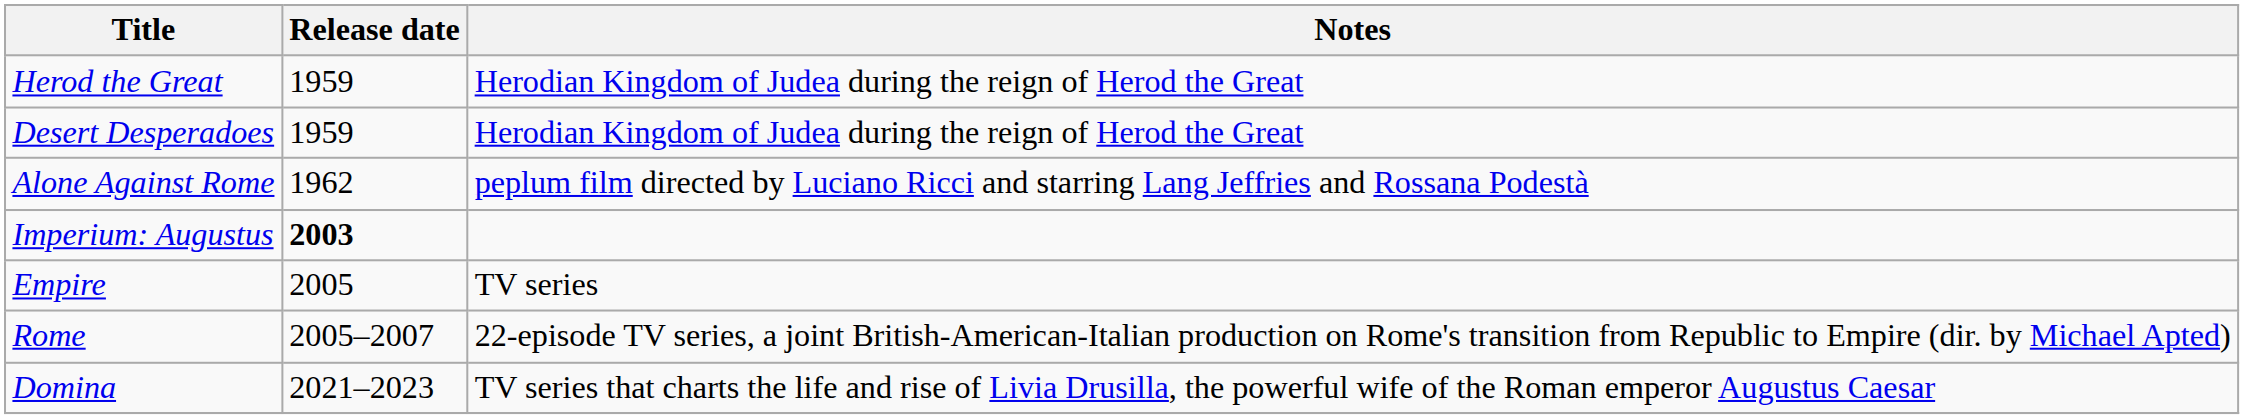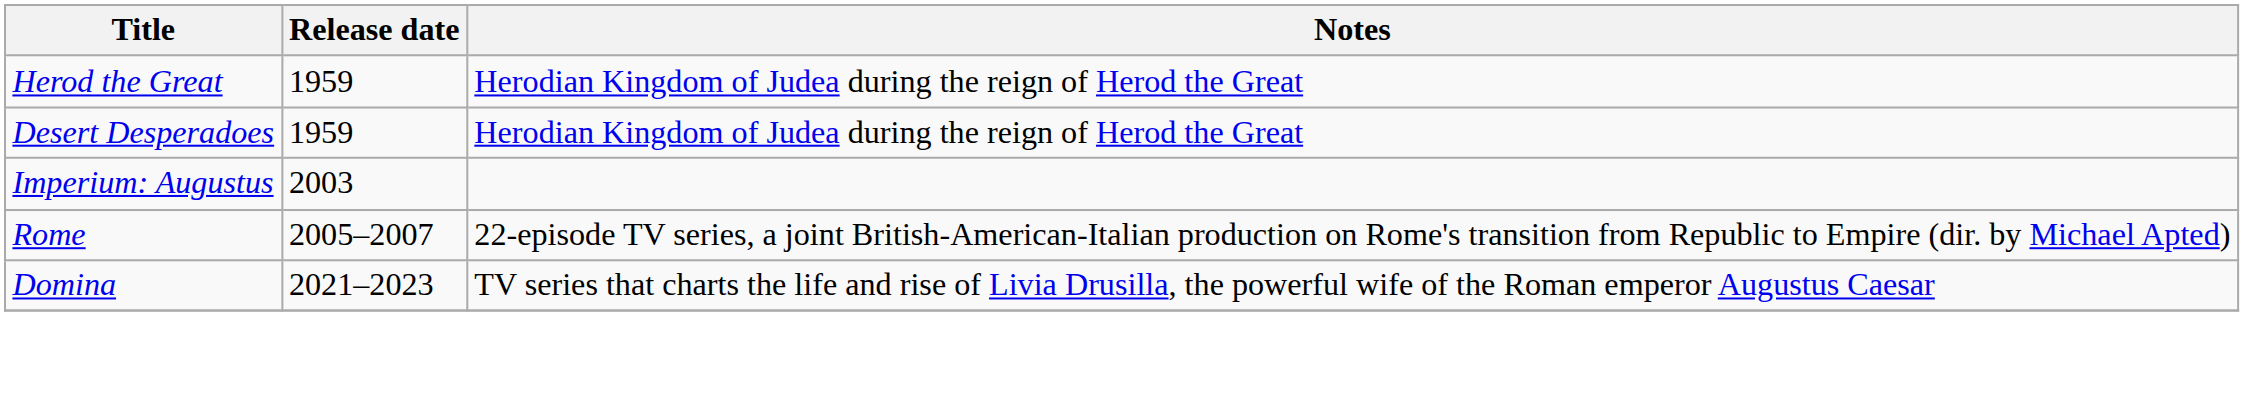- row: (143, 183)
(321, 234) bold -> (321, 183) normal
- row: (59, 285)
